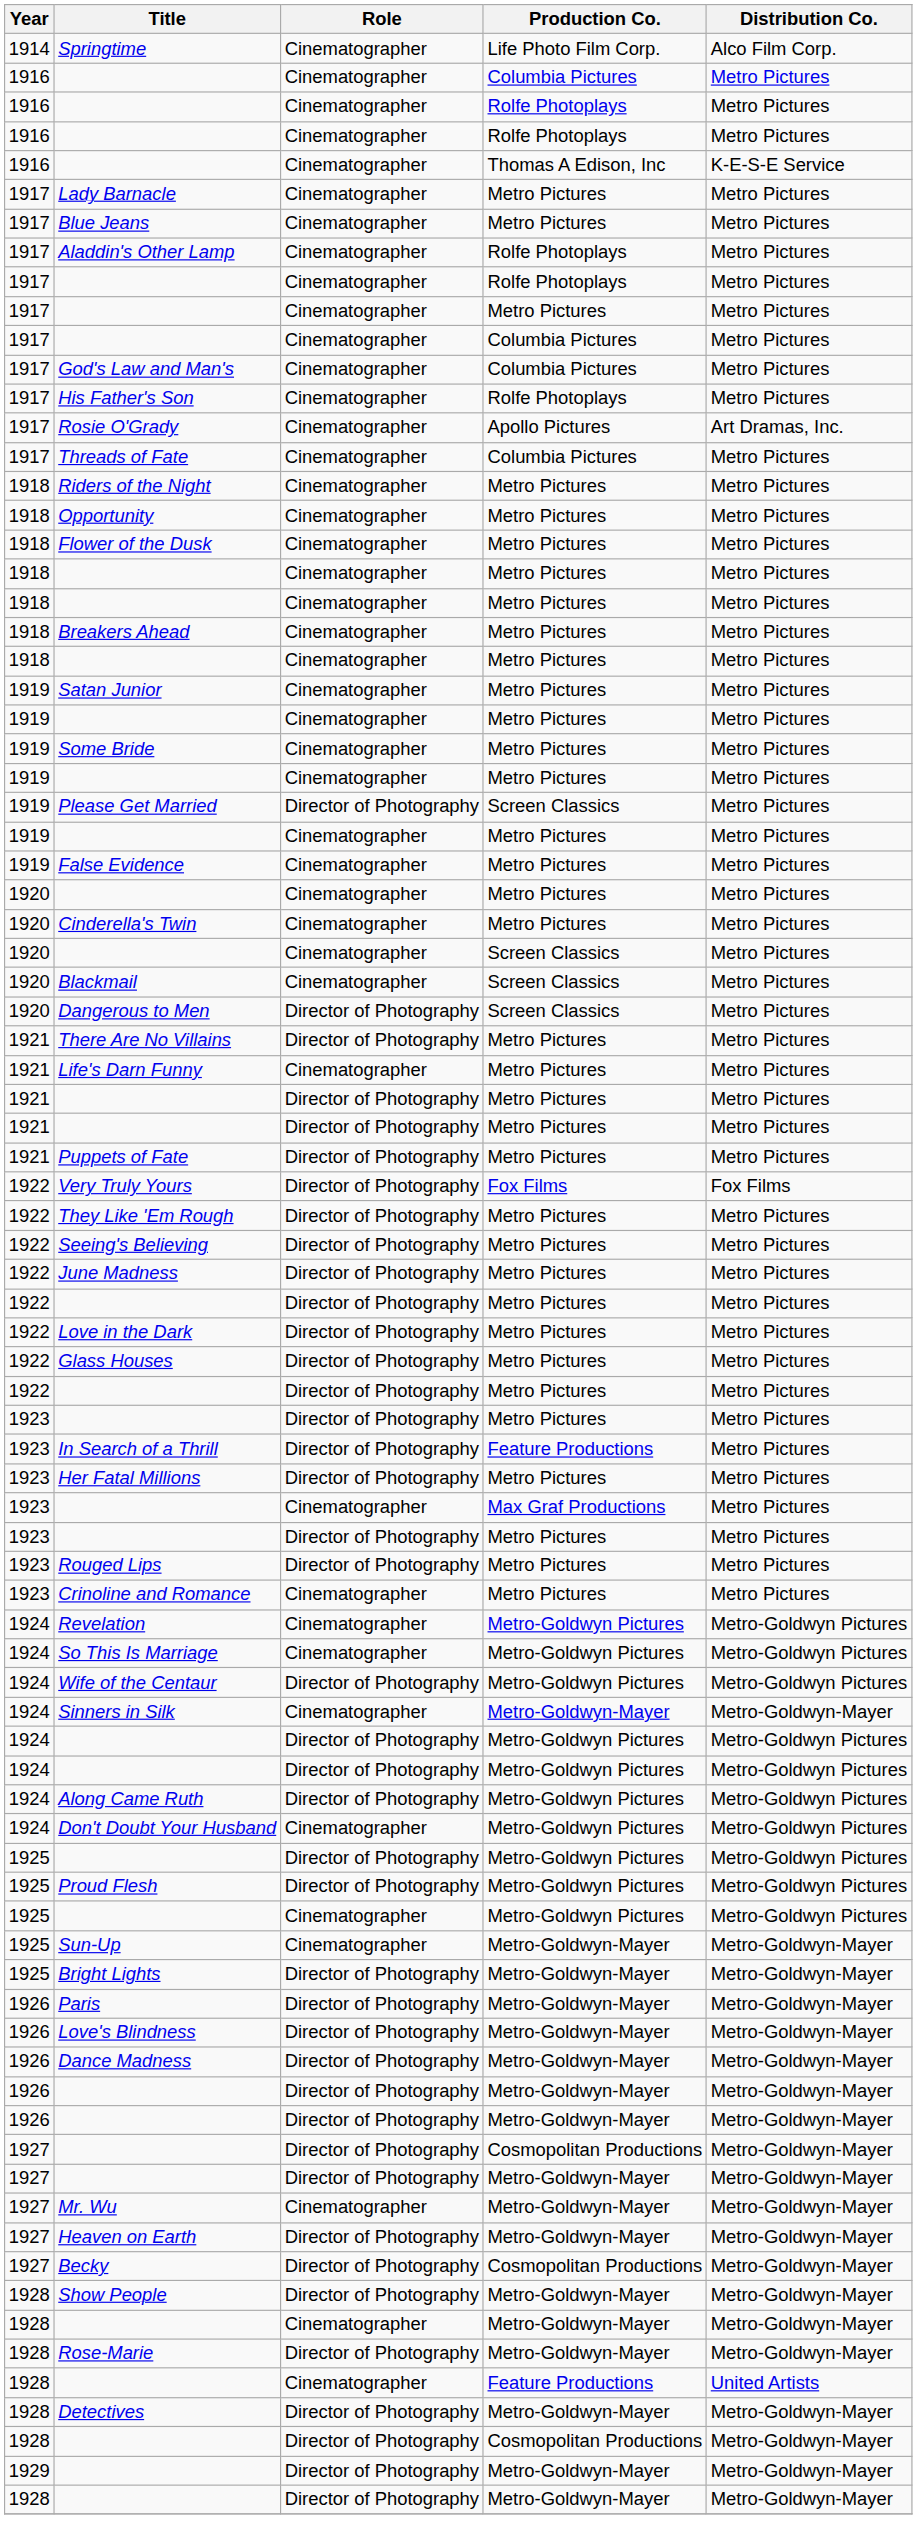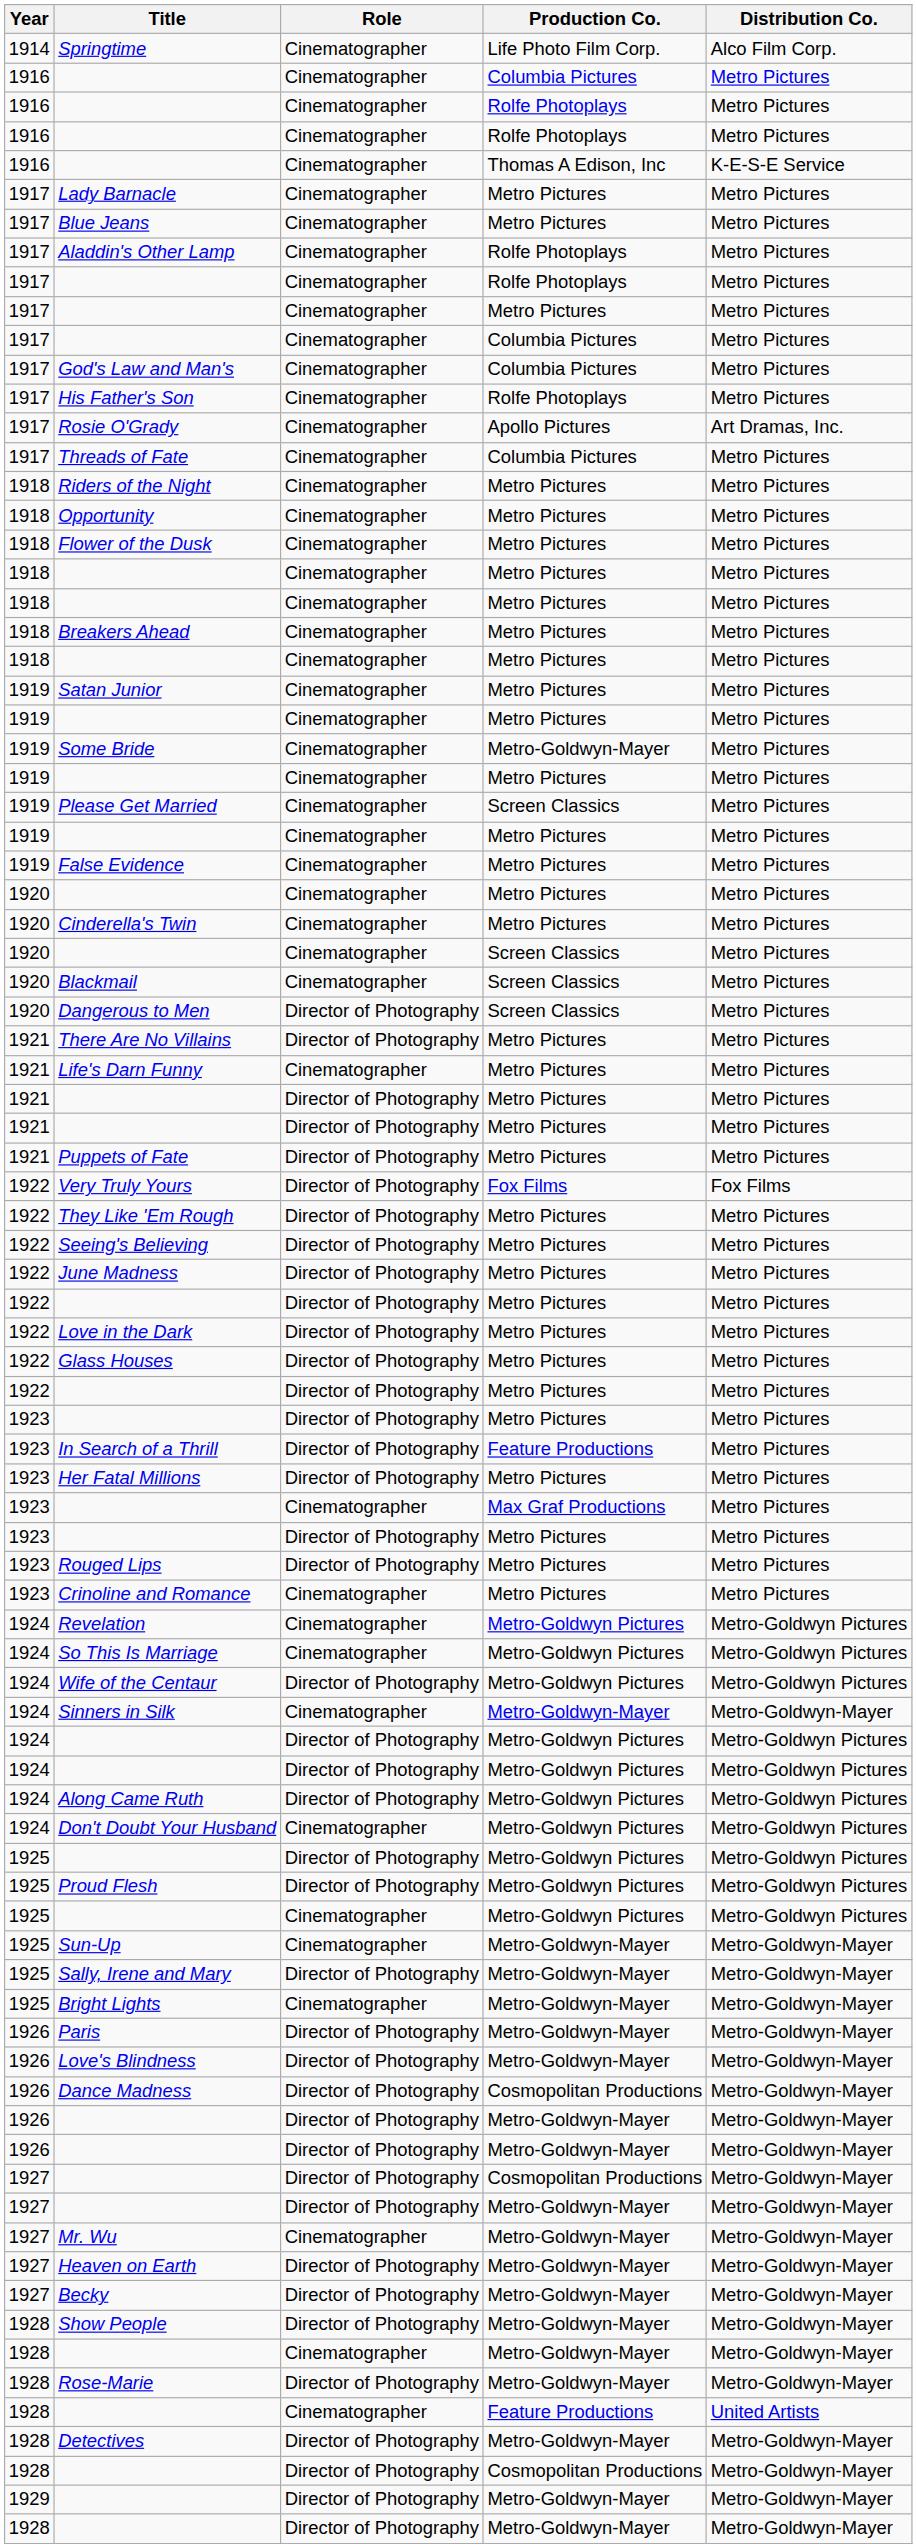(547, 748) Metro Pictures -> (579, 748) Metro-Goldwyn-Mayer
(382, 806) Director of Photography -> (356, 806) Cinematographer
+ row: (29, 1974)
(382, 1974) Director of Photography -> (356, 2003) Cinematographer
(579, 2061) Metro-Goldwyn-Mayer -> (595, 2090) Cosmopolitan Productions
(595, 2266) Cosmopolitan Productions -> (579, 2295) Metro-Goldwyn-Mayer
